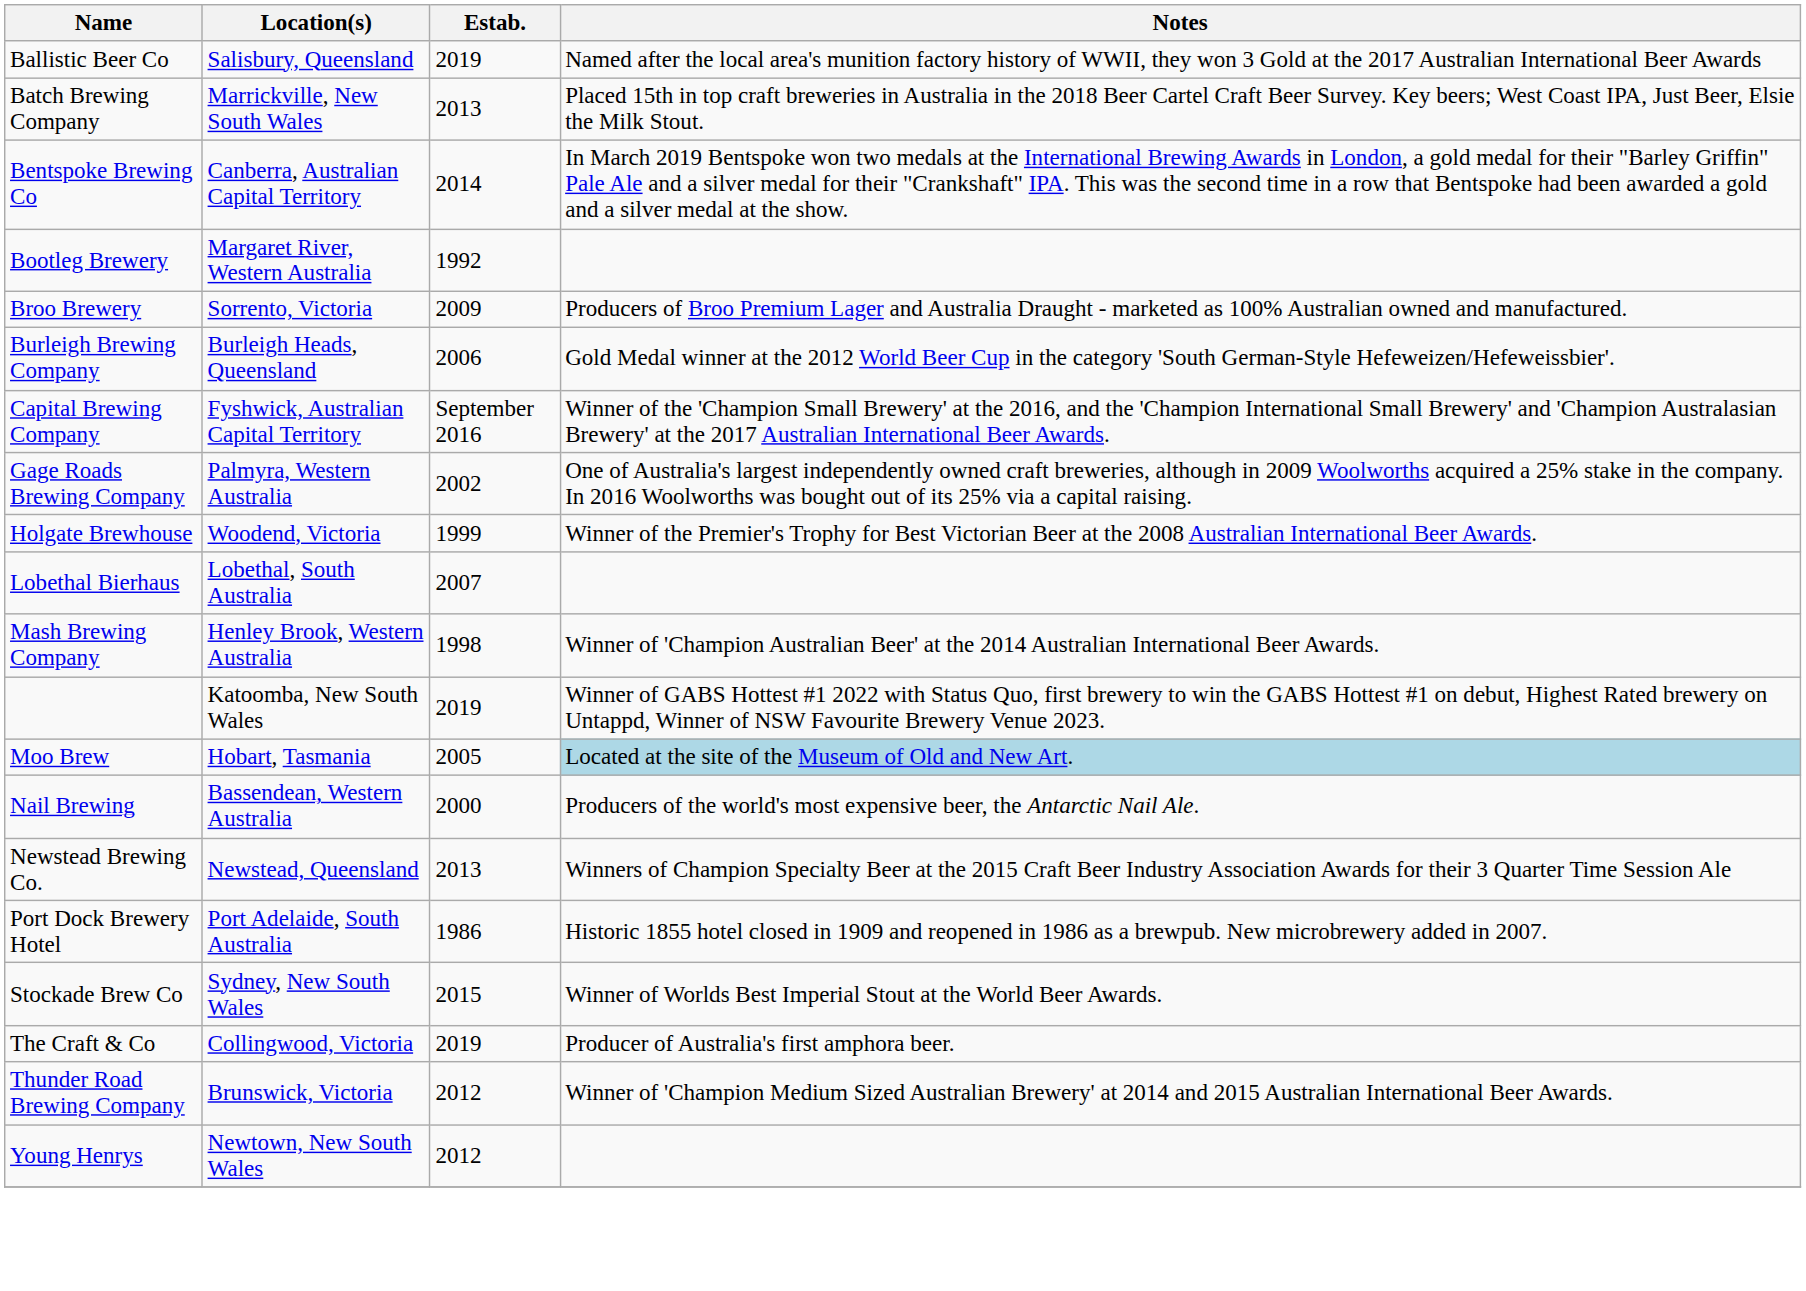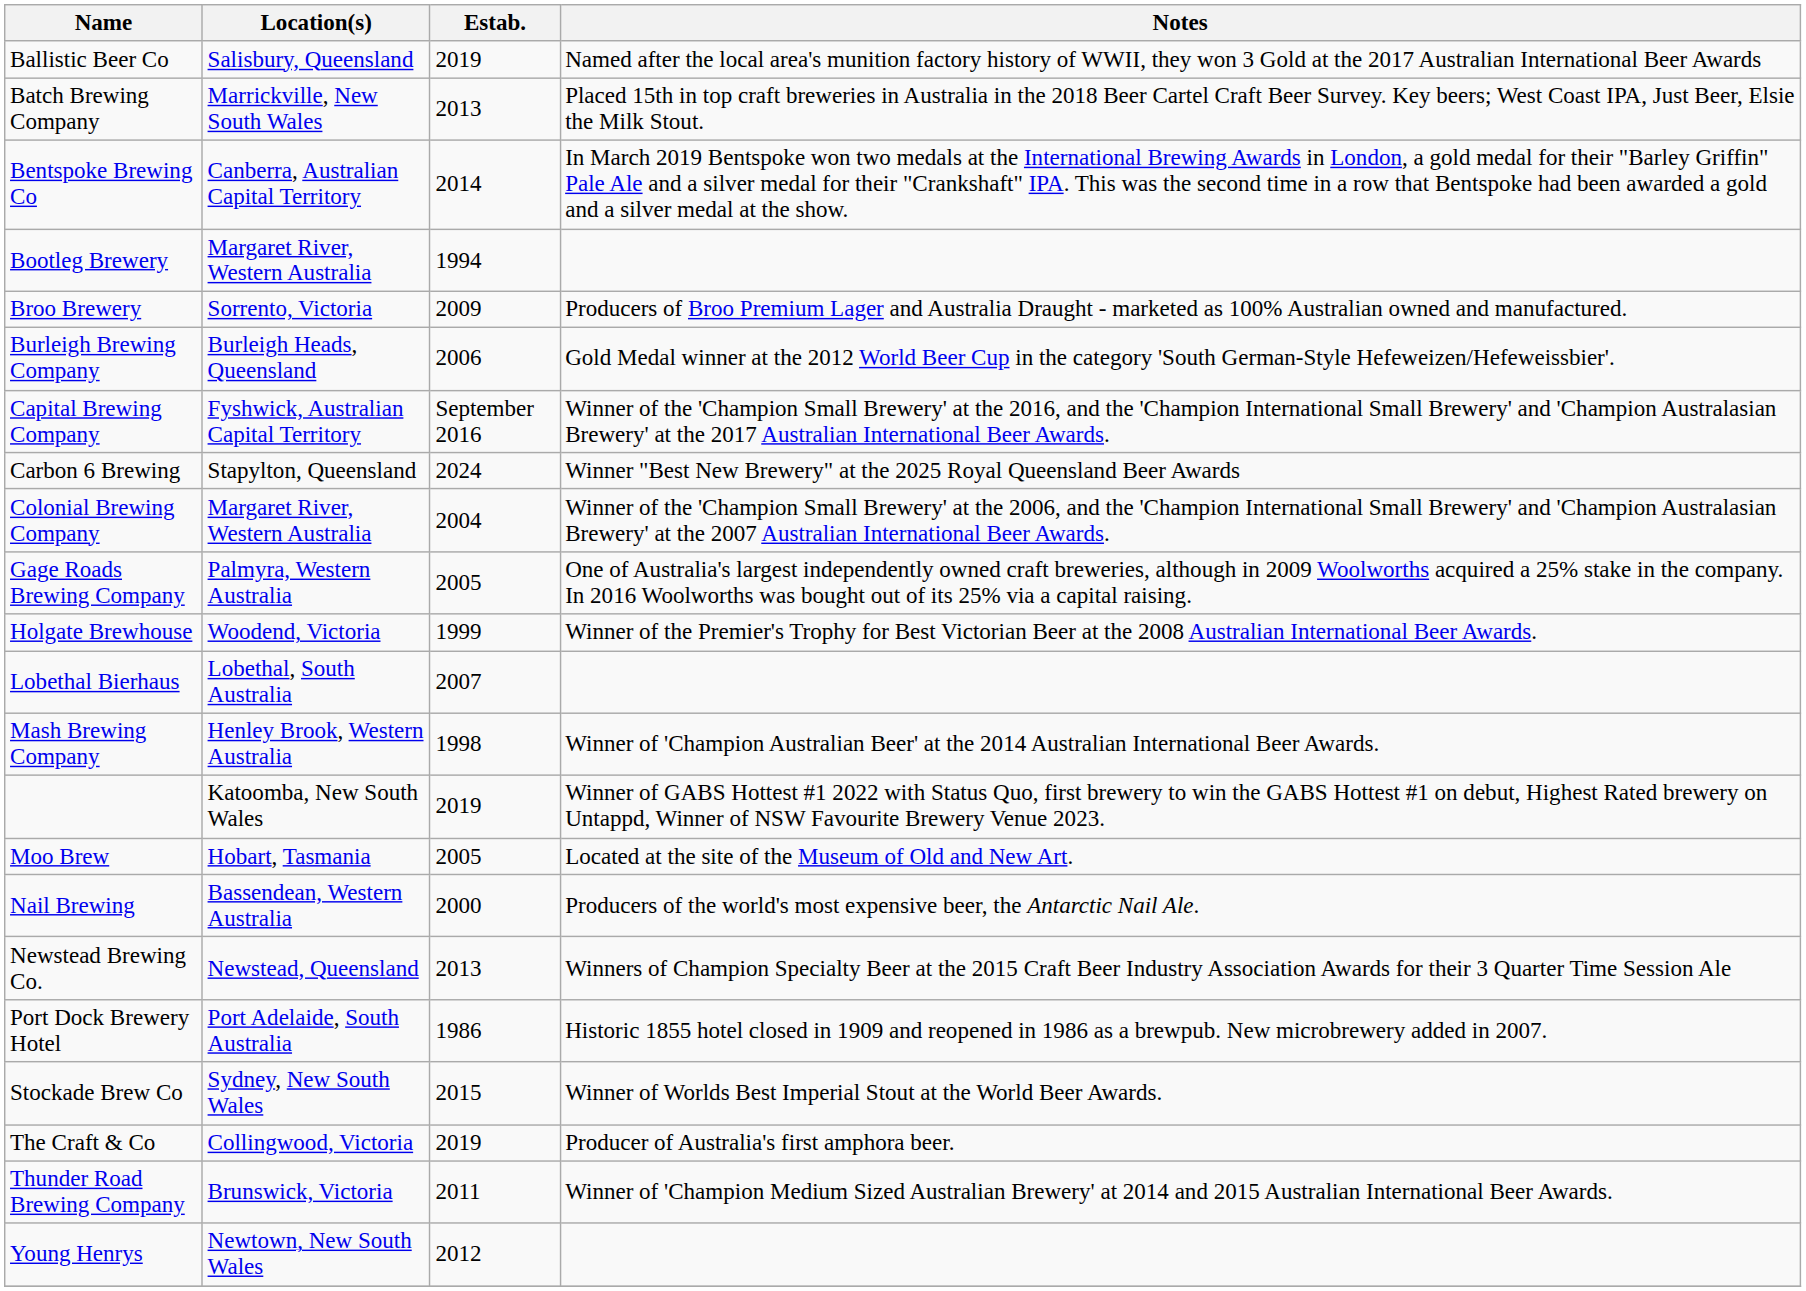(458, 259) 1992 -> (458, 259) 1994
+ row: (95, 470)
+ row: (92, 520)
(458, 483) 2002 -> (458, 582) 2005
(819, 756) lightblue background -> (819, 855) no background
(458, 1092) 2012 -> (458, 1191) 2011
